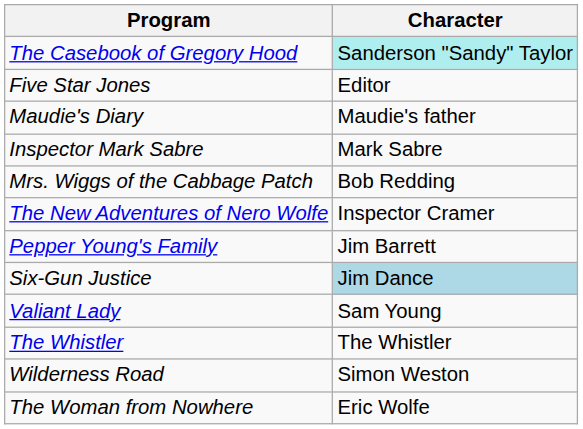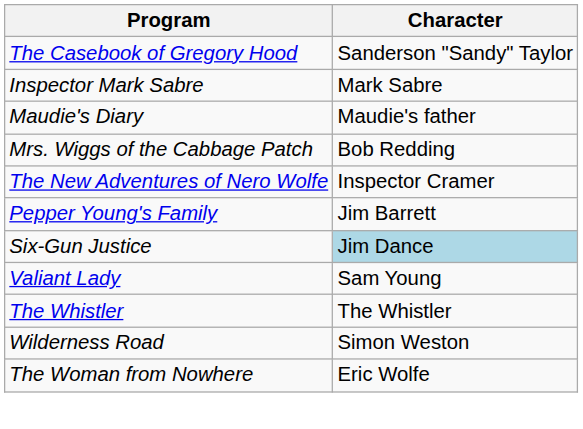(455, 52) paleturquoise background -> (455, 52) no background
- row: (80, 85)
rows swapped: (106, 149) <-> (76, 117)
